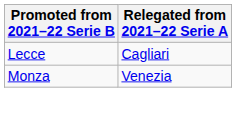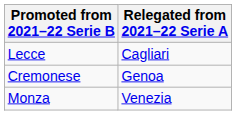+ row: (44, 76)
